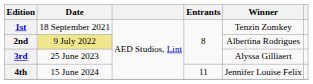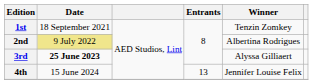(75, 57) normal -> (75, 57) bold
(203, 72) 11 -> (203, 72) 13
